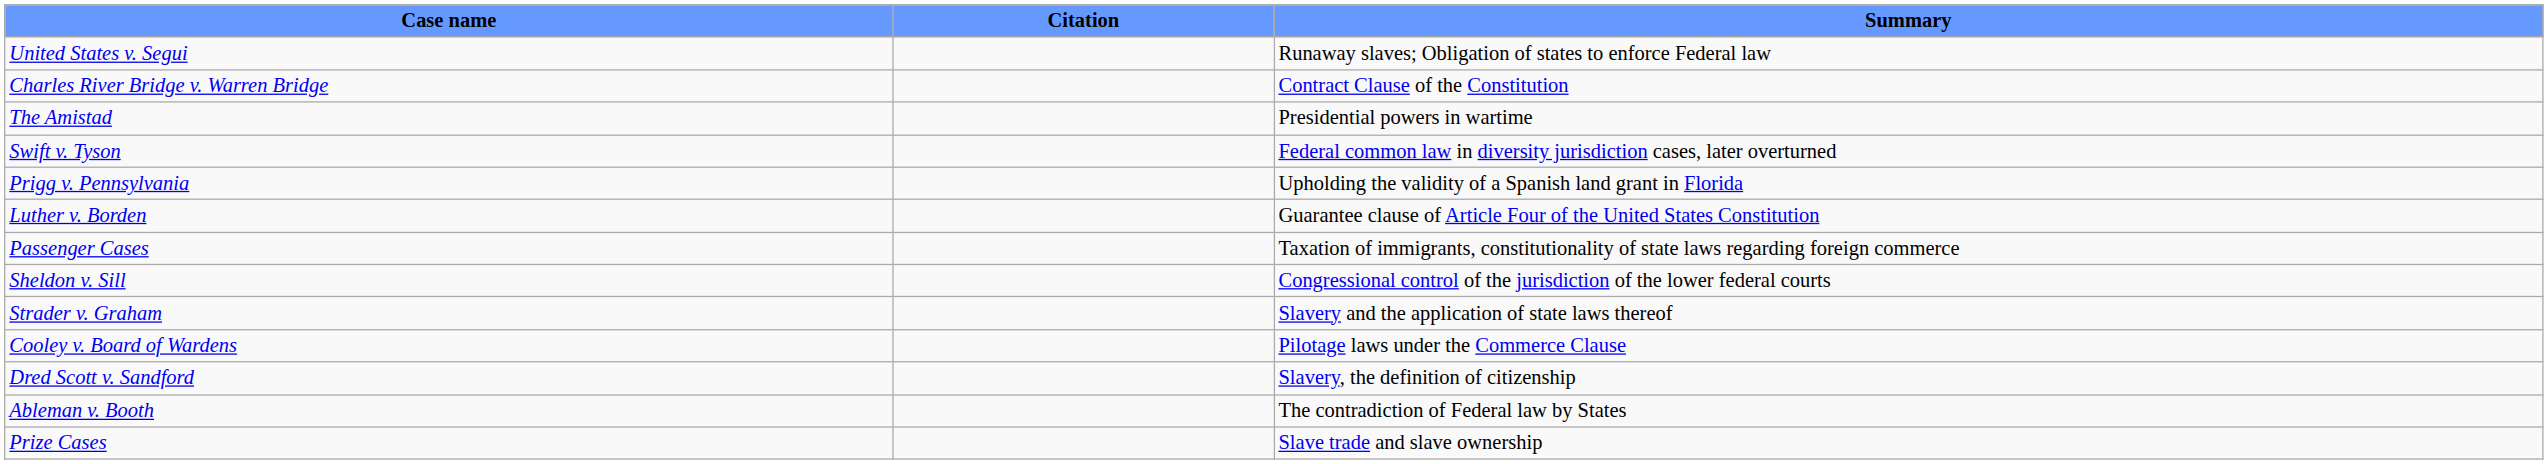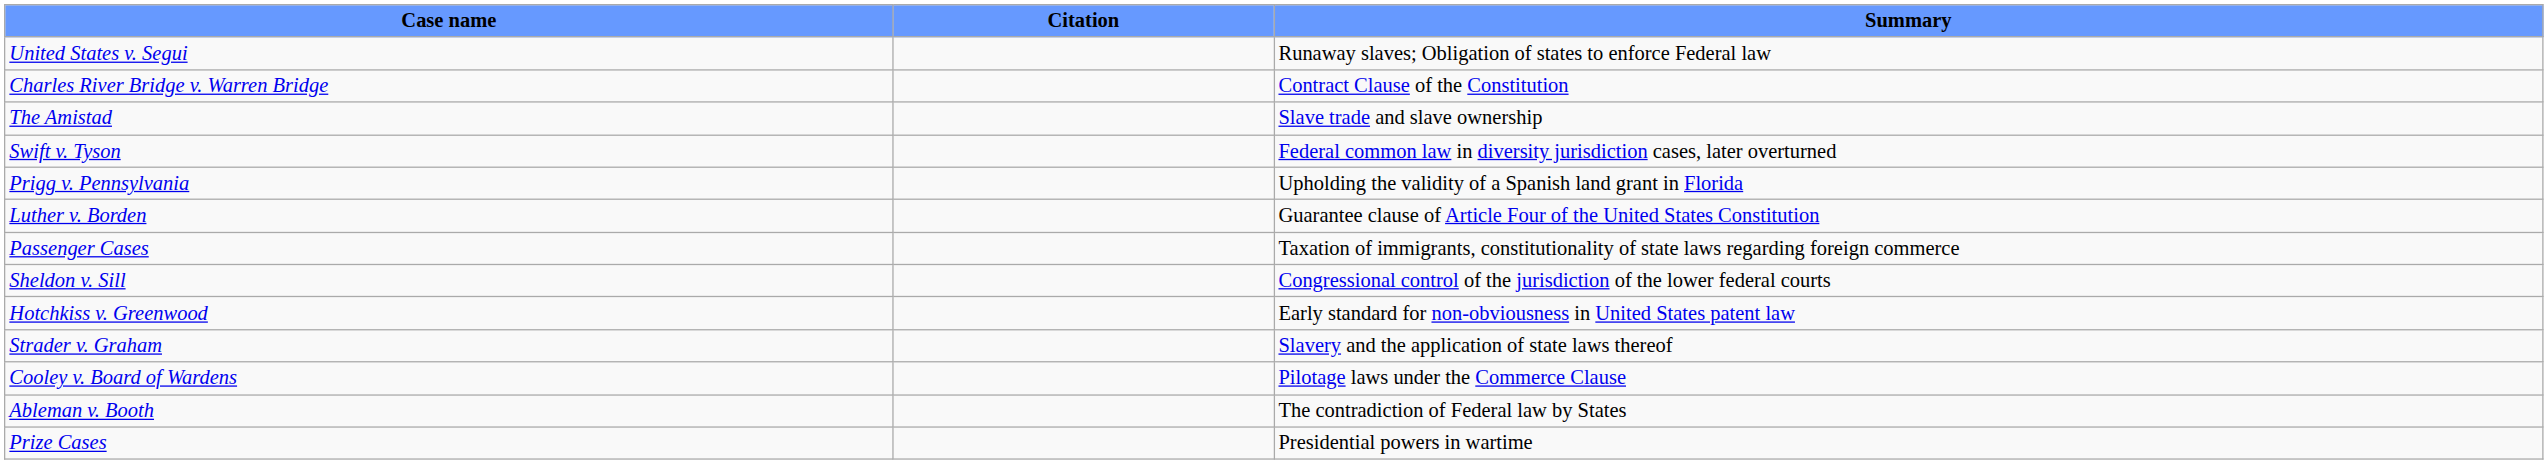(1406, 118) Presidential powers in wartime -> (1410, 118) Slave trade and slave ownership
+ row: (109, 313)
- row: (102, 378)
(1410, 442) Slave trade and slave ownership -> (1406, 442) Presidential powers in wartime
